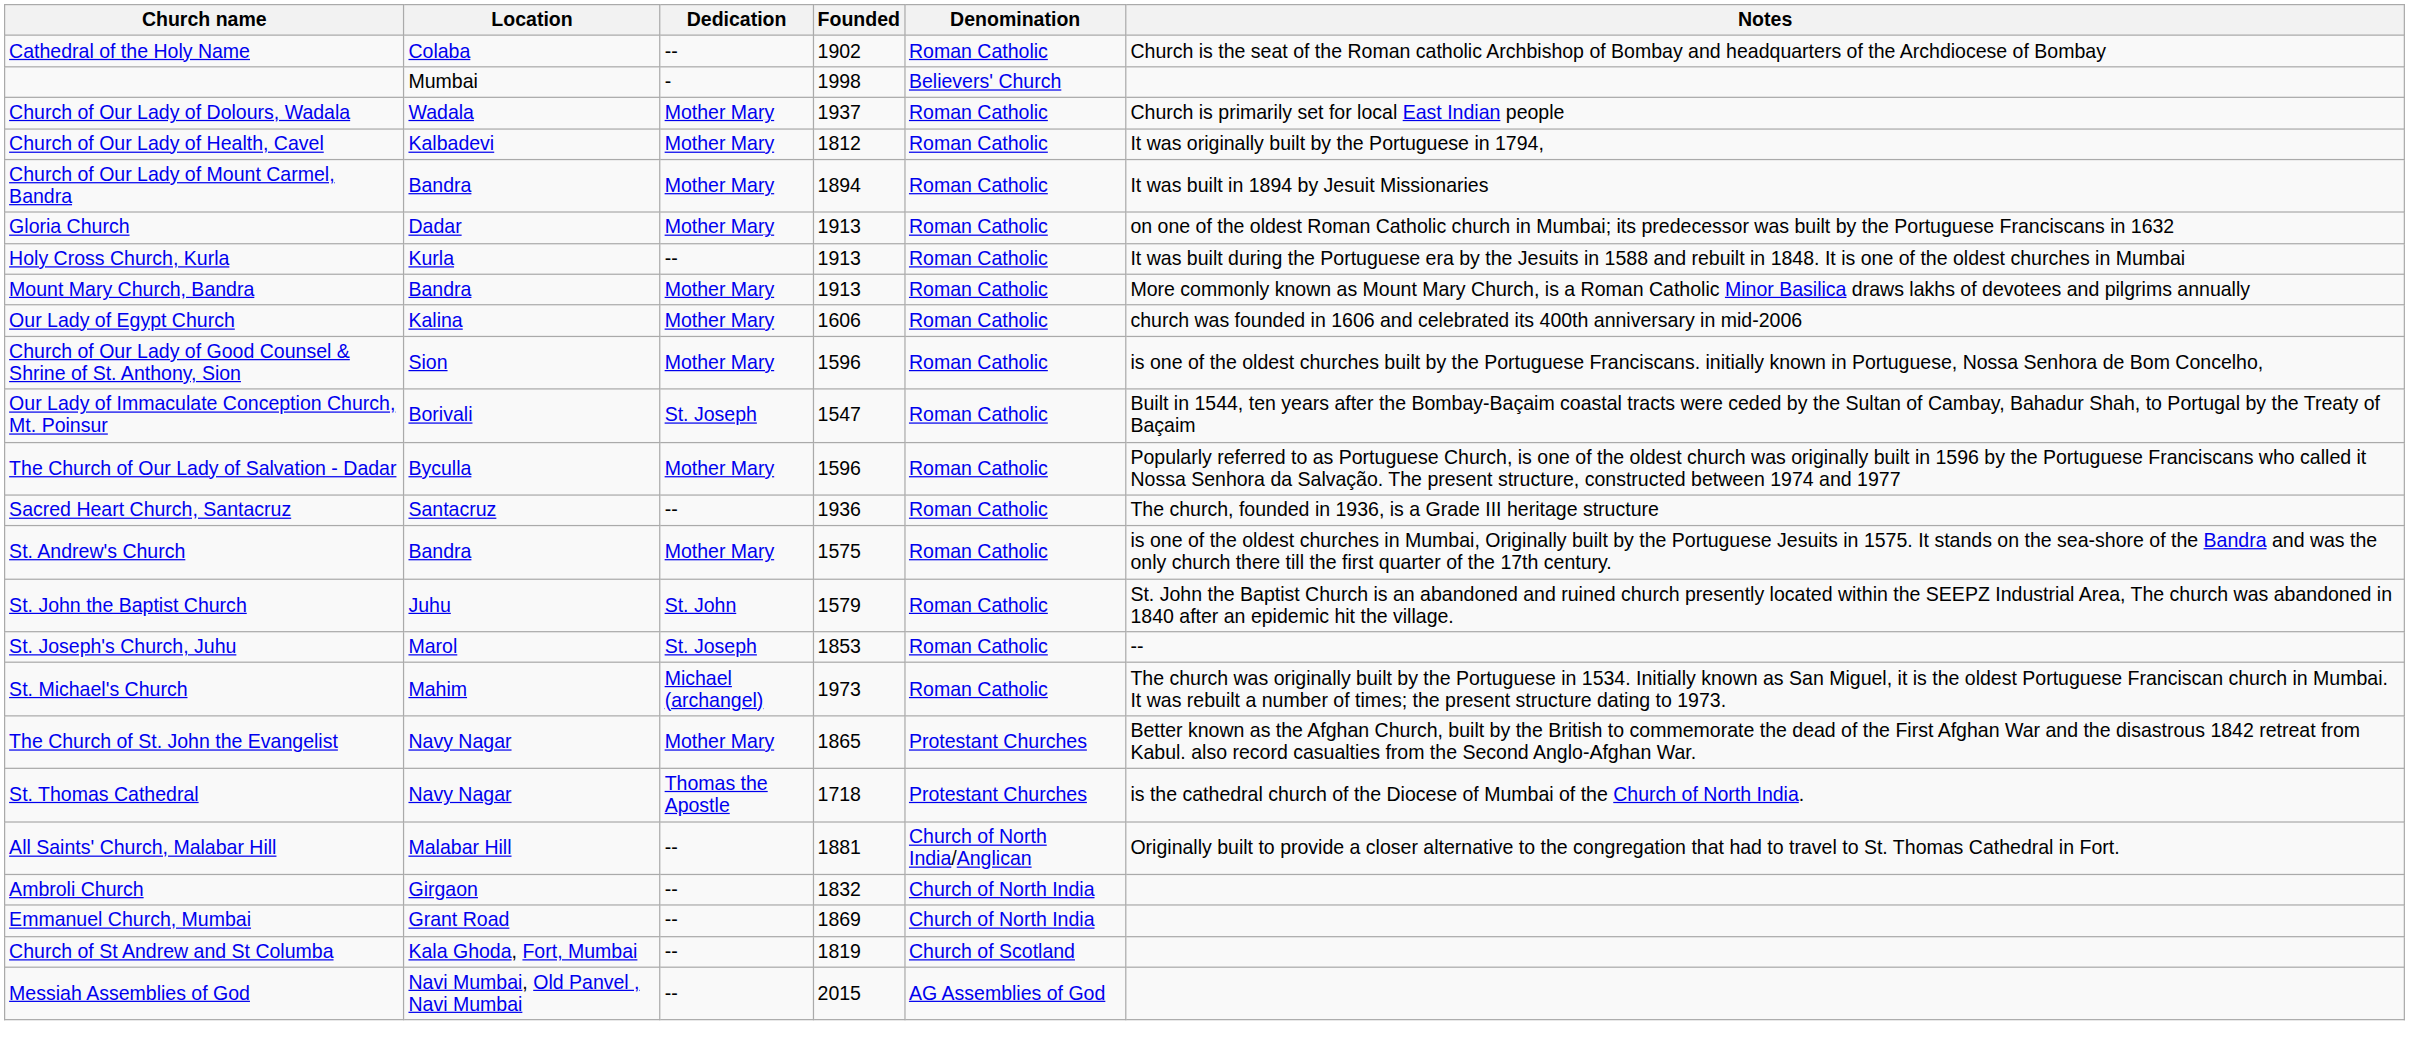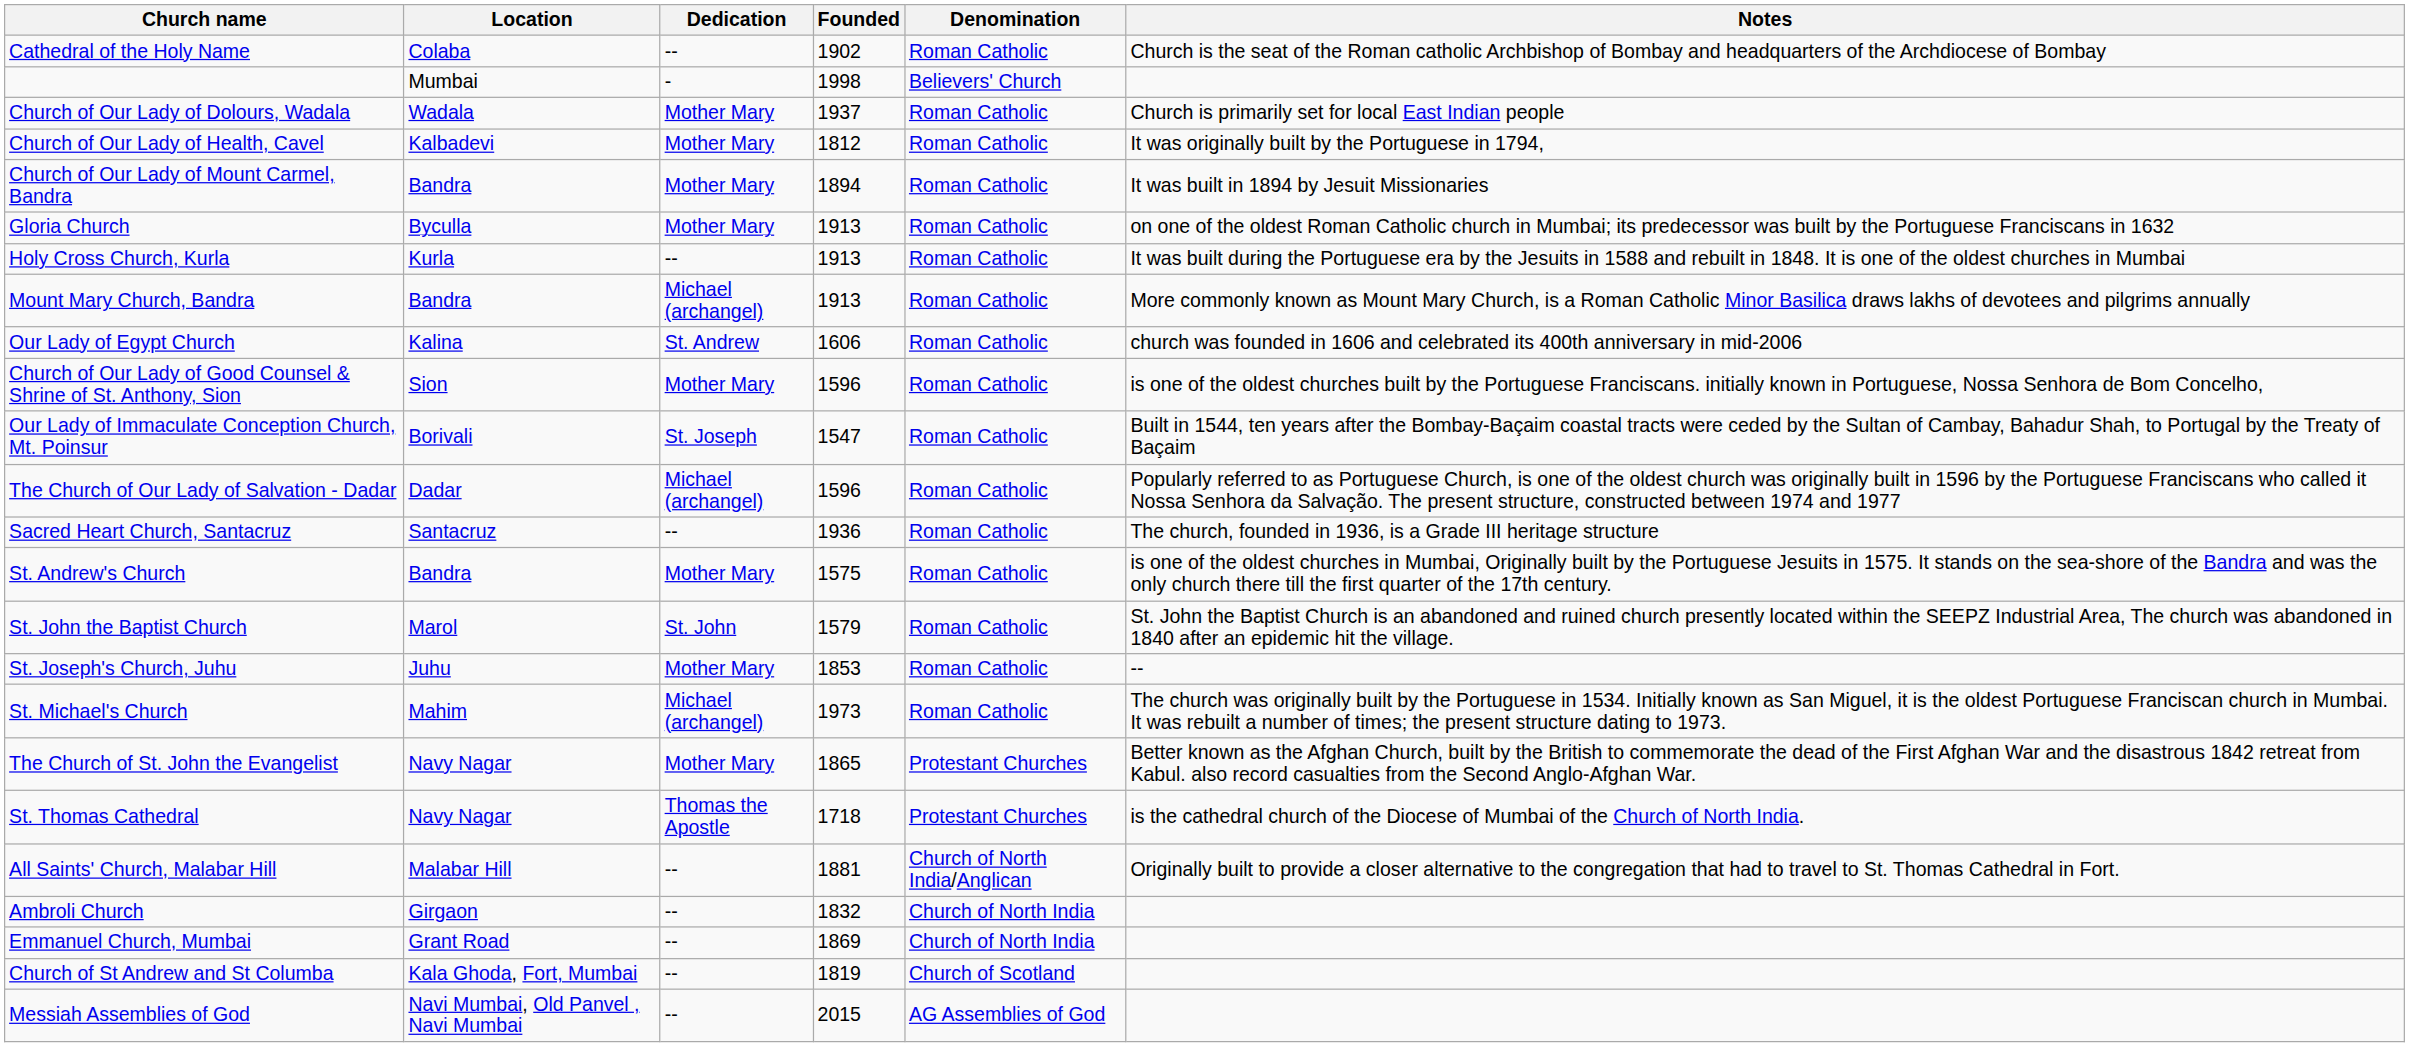(435, 227) Dadar -> (440, 227) Byculla
(719, 289) Mother Mary -> (714, 300) Michael (archangel)
(719, 320) Mother Mary -> (712, 342) St. Andrew
(440, 468) Byculla -> (435, 490) Dadar
(719, 468) Mother Mary -> (714, 490) Michael (archangel)
(430, 605) Juhu -> (433, 627) Marol
(433, 647) Marol -> (430, 669) Juhu
(711, 647) St. Joseph -> (719, 669) Mother Mary
